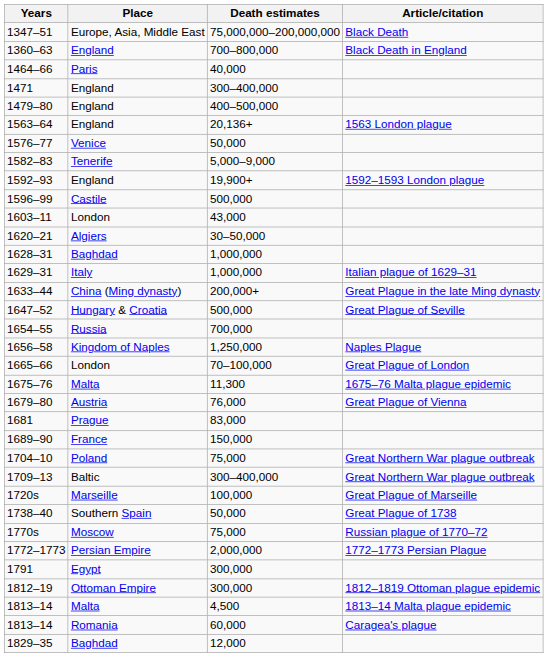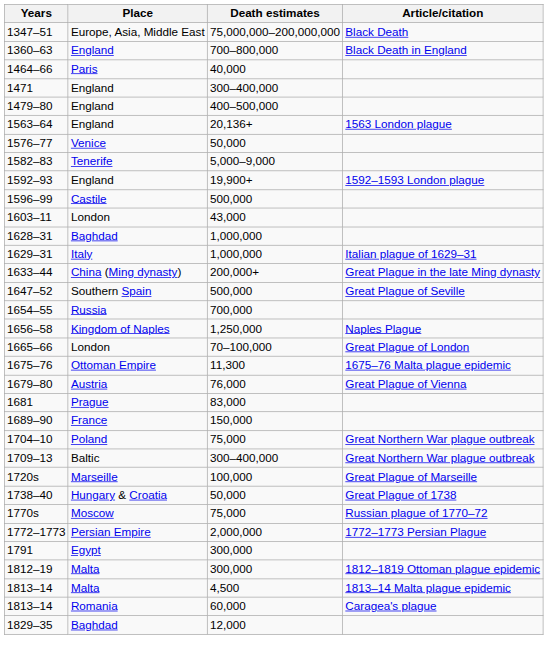- row: (30, 236)
(119, 310) Hungary & Croatia -> (111, 291) Southern Spain
(85, 384) Malta -> (113, 365) Ottoman Empire
(111, 513) Southern Spain -> (119, 495) Hungary & Croatia
(113, 587) Ottoman Empire -> (85, 569) Malta
